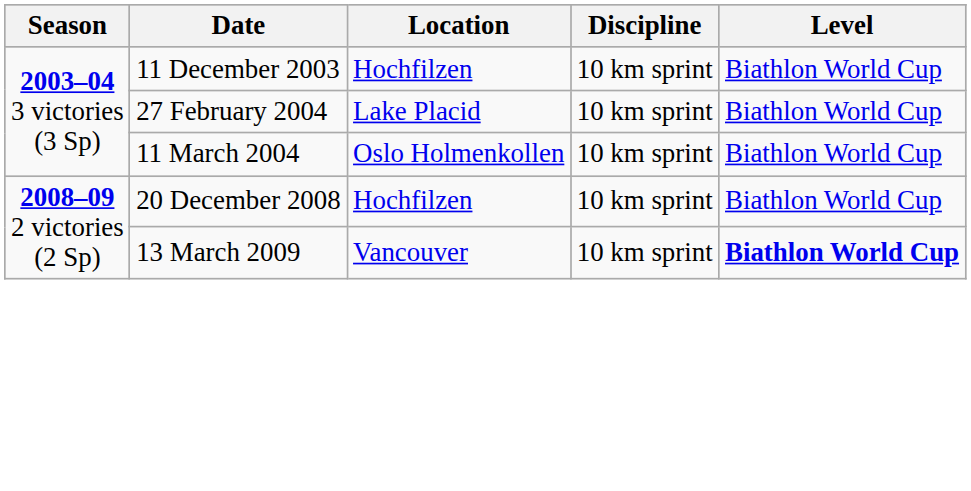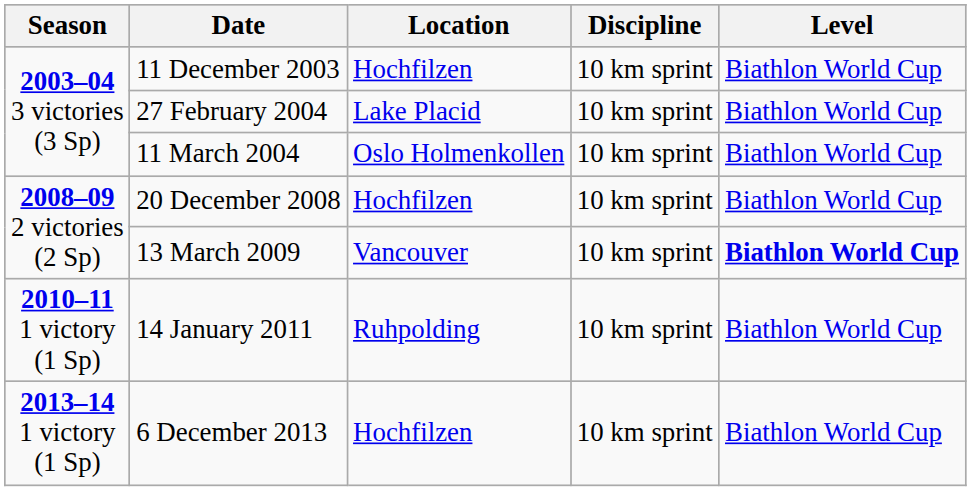+ row: (224, 329)
+ row: (232, 432)
